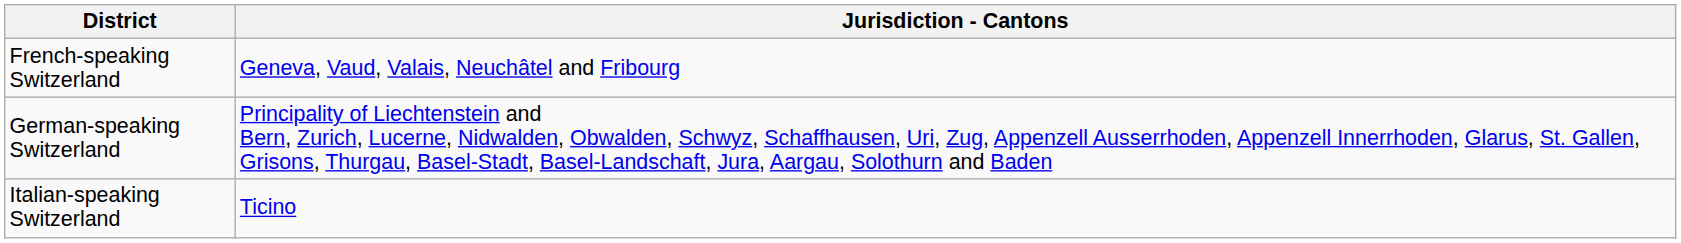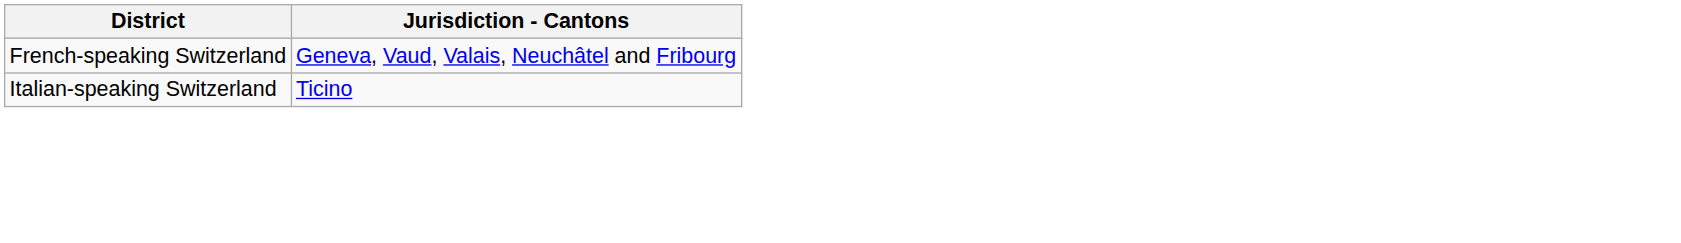- row: (95, 137)
